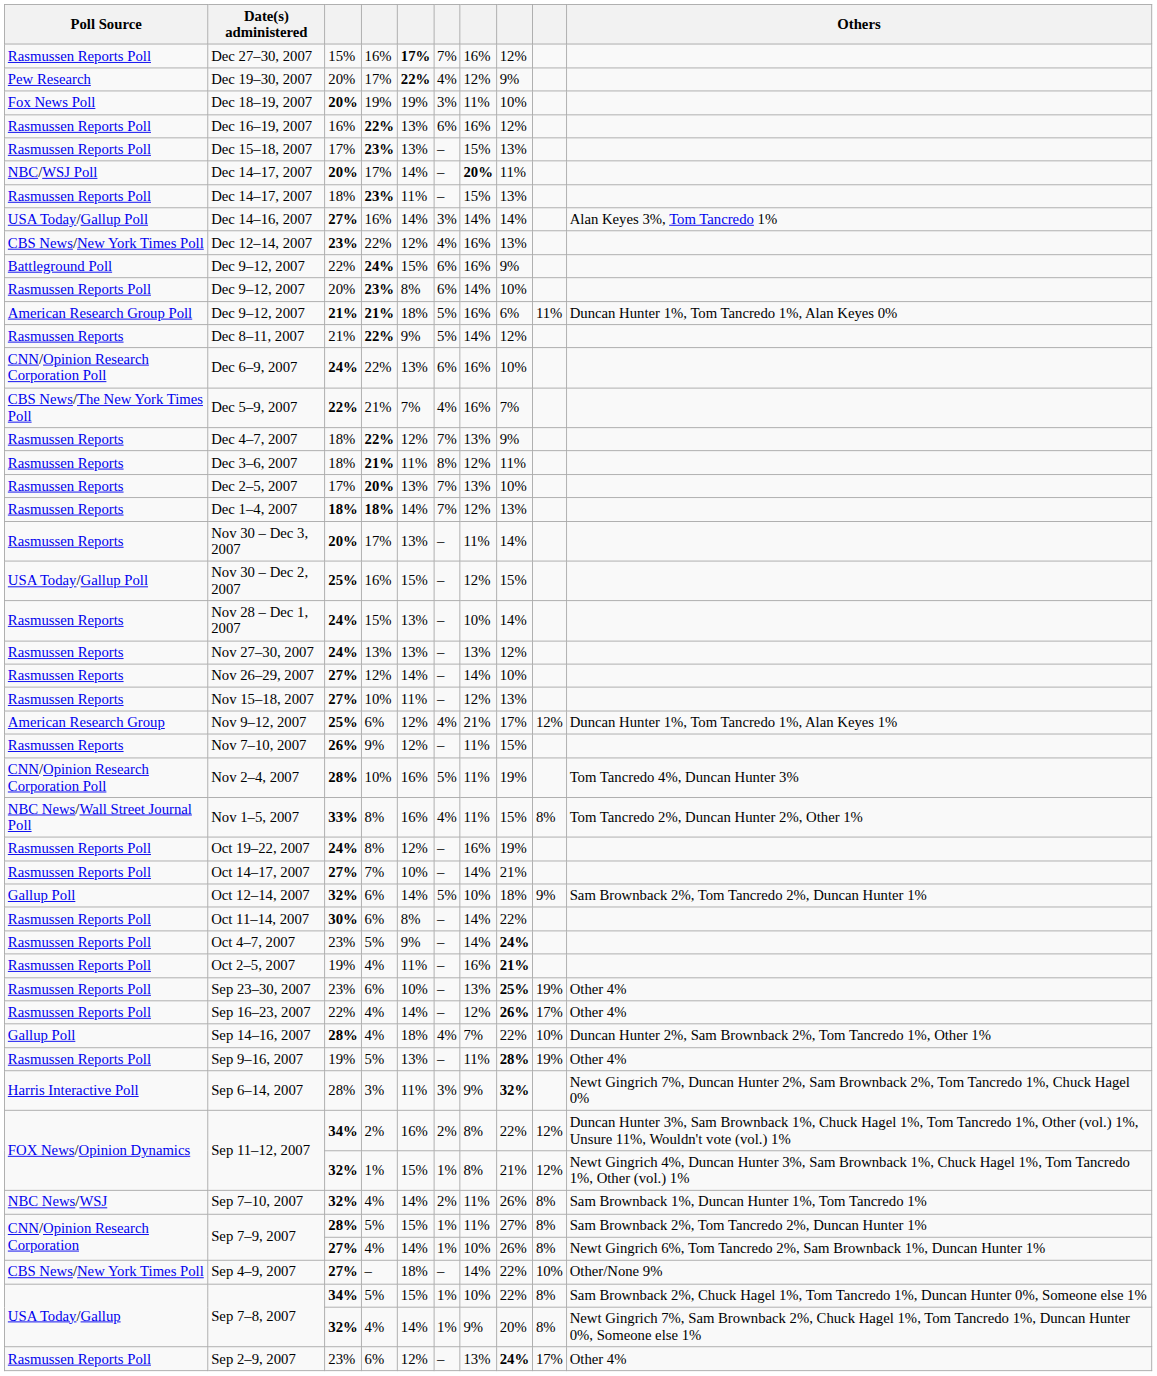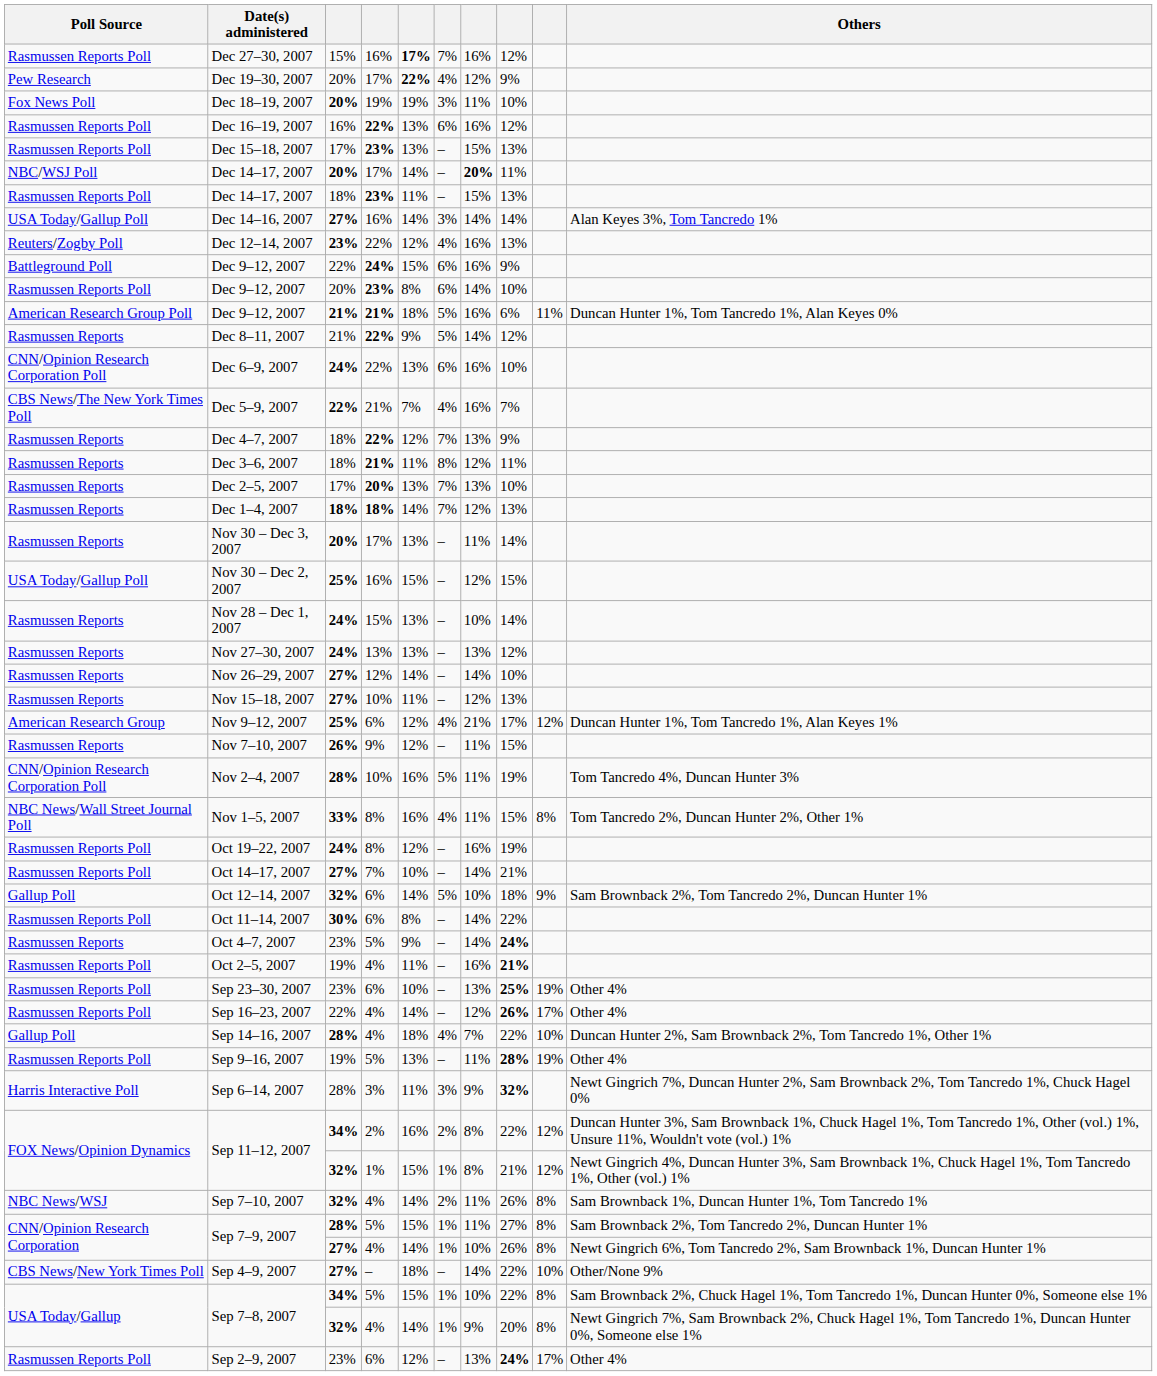(106, 242) CBS News/New York Times Poll -> (65, 242) Reuters/Zogby Poll
(79, 942) Rasmussen Reports Poll -> (66, 942) Rasmussen Reports
